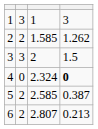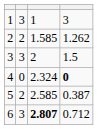(22, 114) 2 -> (22, 114) 3
(44, 114) normal -> (44, 114) bold
(76, 114) 0.213 -> (76, 114) 0.712
